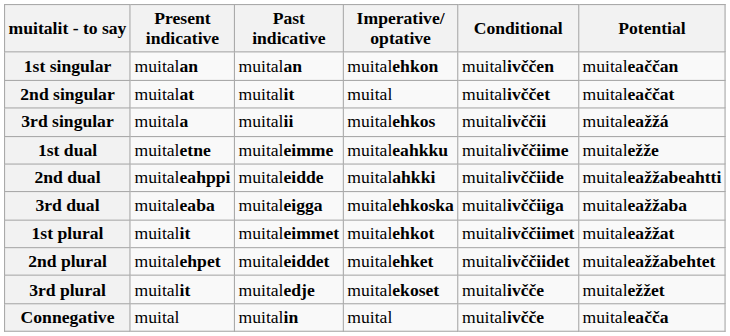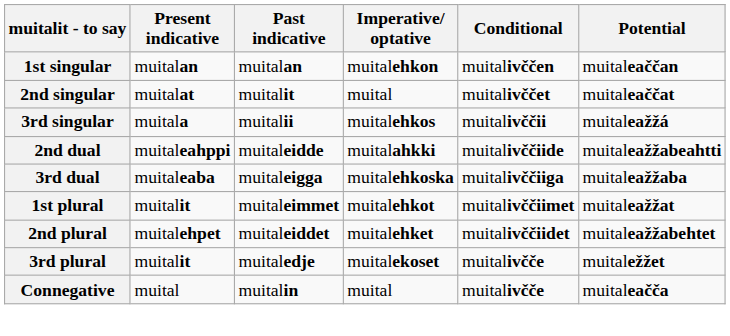- row: (68, 149)
